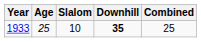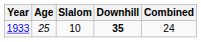(169, 28) 25 -> (169, 28) 24
